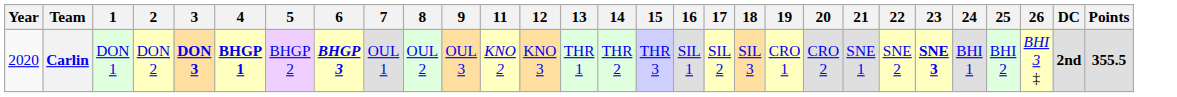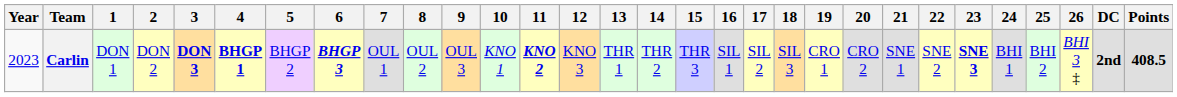+ column: (500, 16)
(24, 60) 2020 -> (24, 60) 2023
(500, 60) normal -> (539, 60) bold
(1109, 60) 355.5 -> (1149, 60) 408.5
